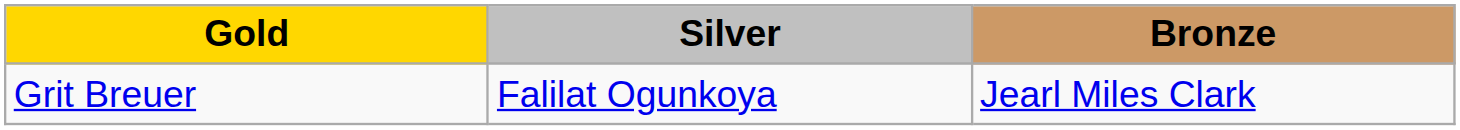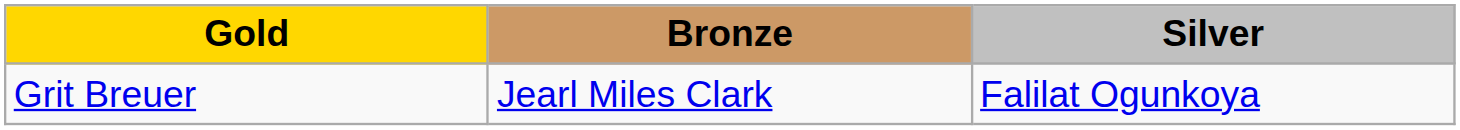columns swapped: (730, 34) <-> (1213, 34)
